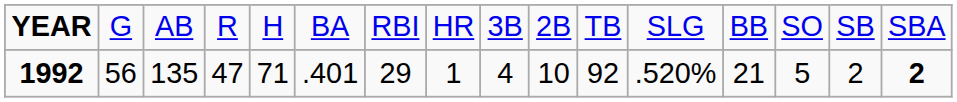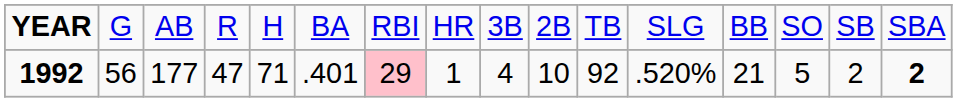(174, 73) 135 -> (174, 73) 177
(395, 73) no background -> (395, 73) pink background
